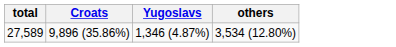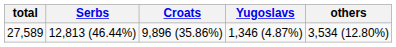+ column: (93, 13)
